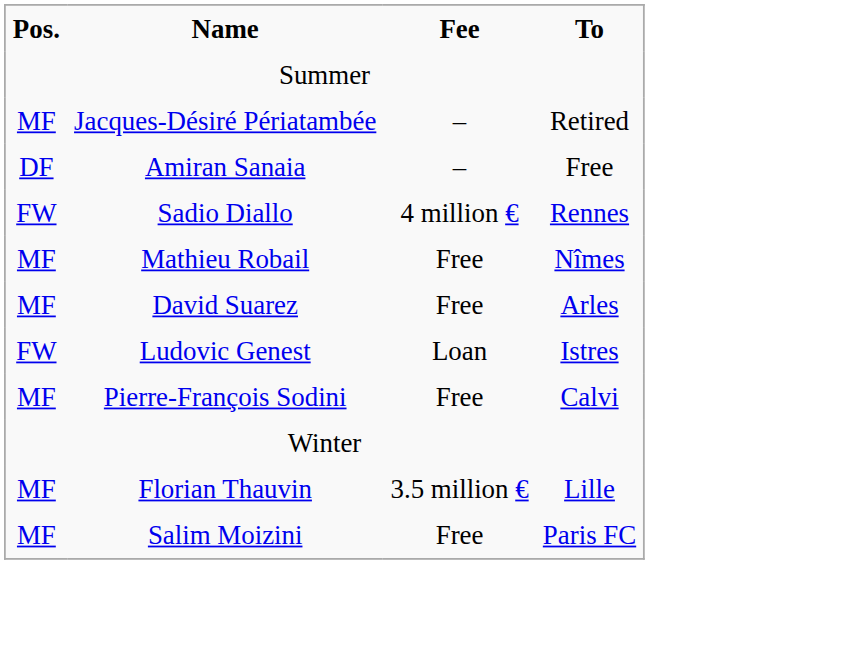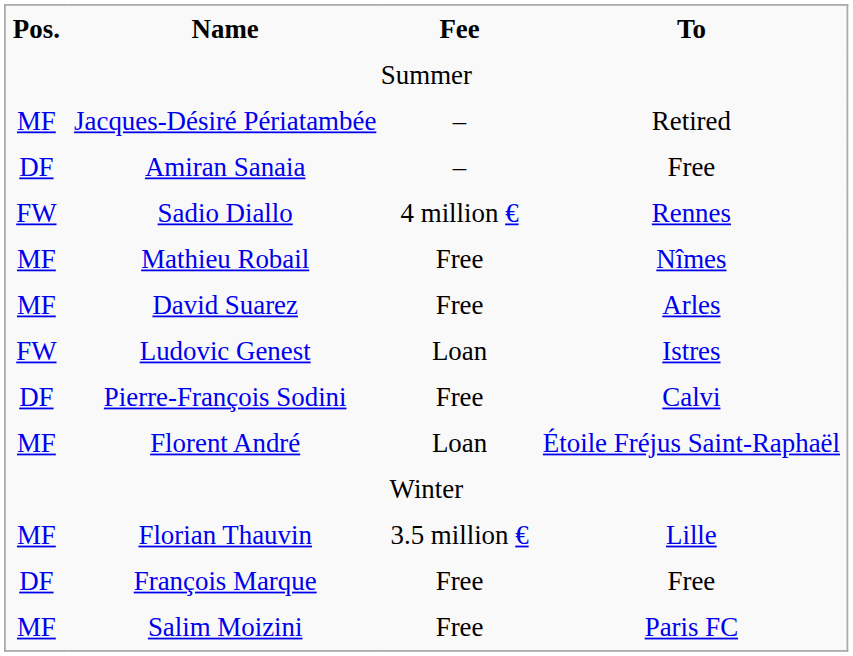(36, 396) MF -> (36, 396) DF
+ row: (225, 442)
+ row: (225, 580)
